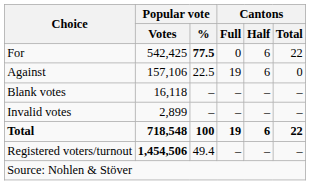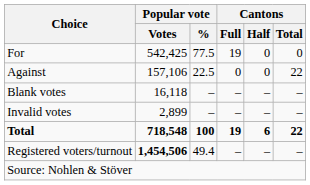(204, 53) bold -> (204, 53) normal
(238, 53) 0 -> (235, 53) 19
(267, 53) 6 -> (267, 53) 0
(297, 53) 22 -> (300, 53) 0
(235, 72) 19 -> (238, 72) 0
(267, 72) 6 -> (267, 72) 0
(300, 72) 0 -> (297, 72) 22
